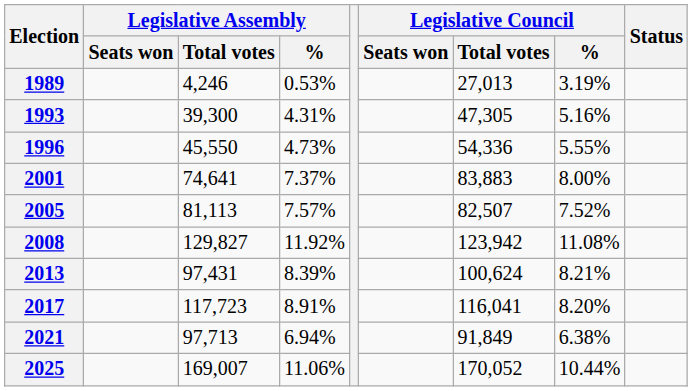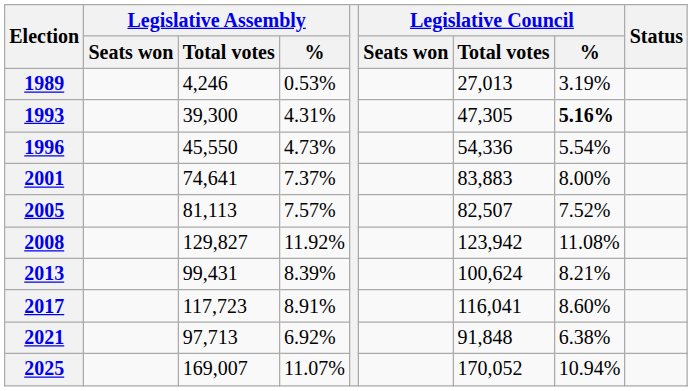(585, 115) normal -> (586, 115) bold
(585, 147) 5.55% -> (585, 147) 5.54%
(210, 274) 97,431 -> (210, 274) 99,431
(585, 305) 8.20% -> (585, 305) 8.60%
(310, 337) 6.94% -> (310, 337) 6.92%
(485, 337) 91,849 -> (485, 337) 91,848
(314, 369) 11.06% -> (314, 369) 11.07%
(590, 369) 10.44% -> (590, 369) 10.94%
